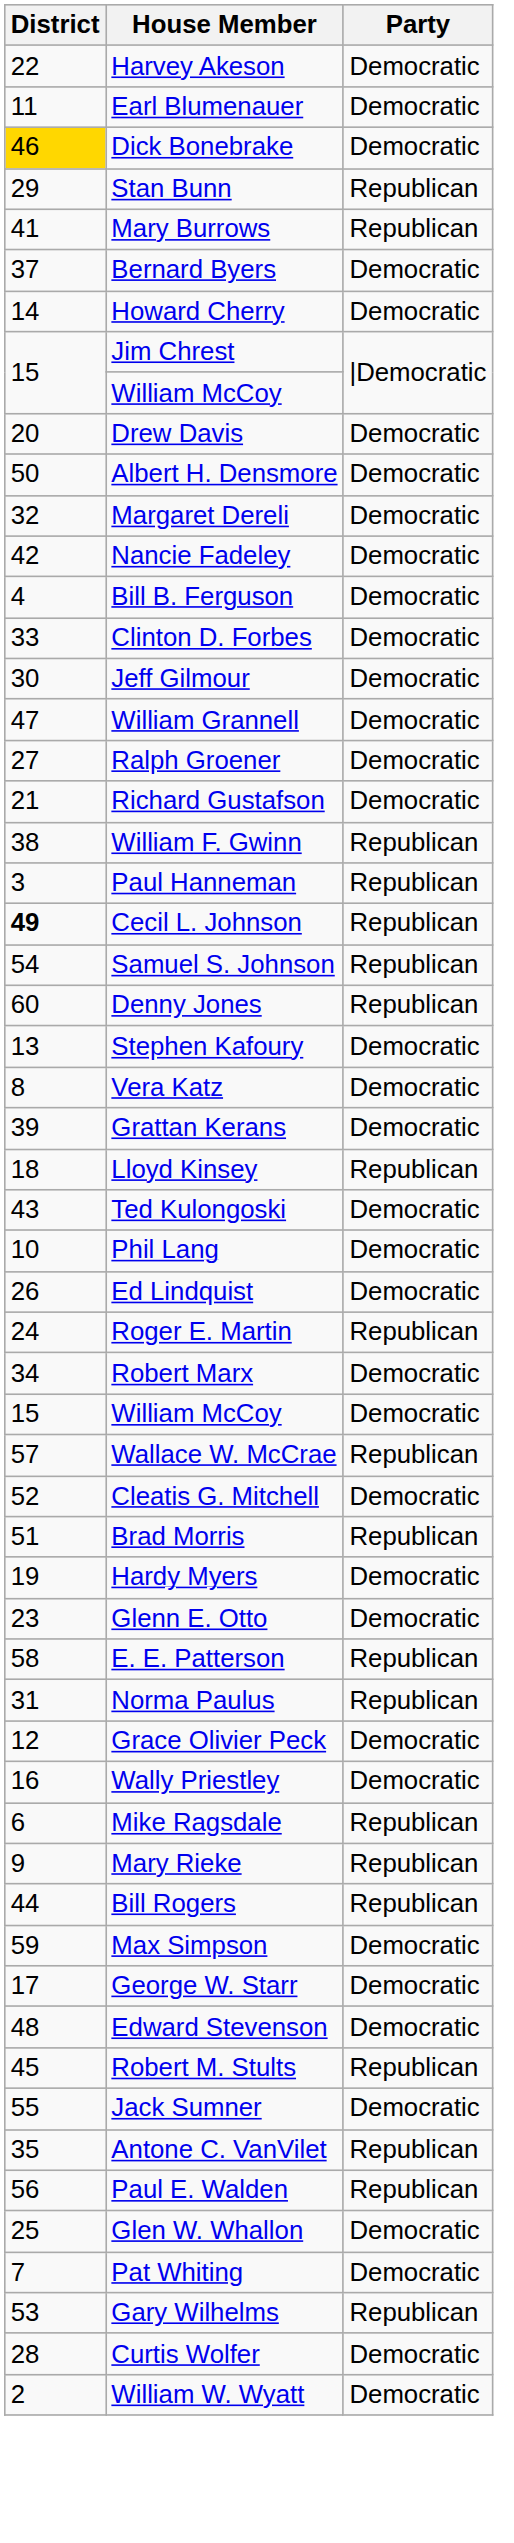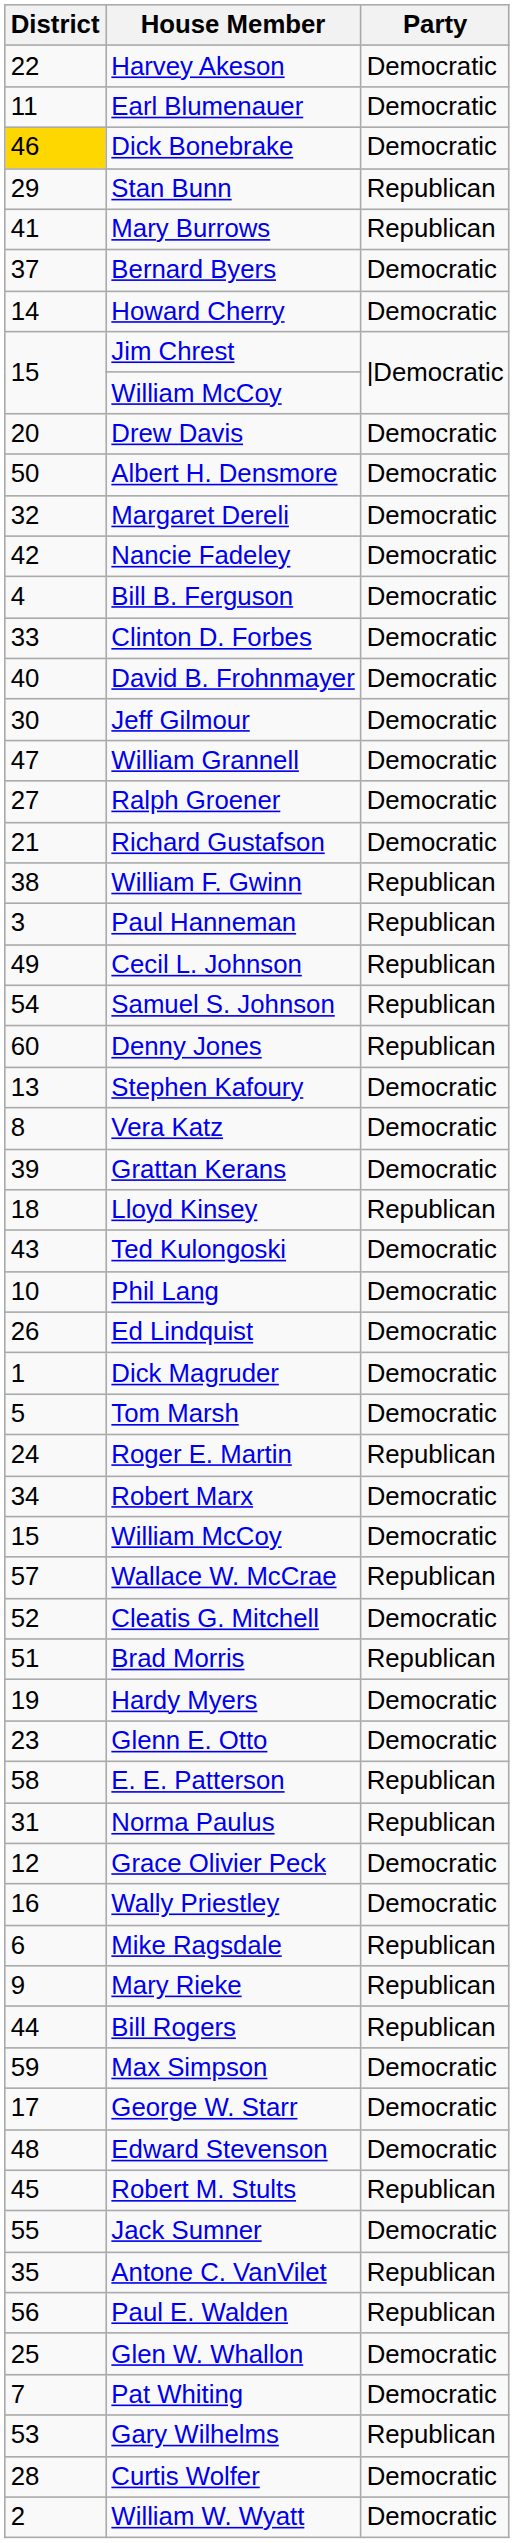+ row: (233, 678)
(25, 923) bold -> (25, 964) normal
+ row: (195, 1373)
+ row: (175, 1413)
